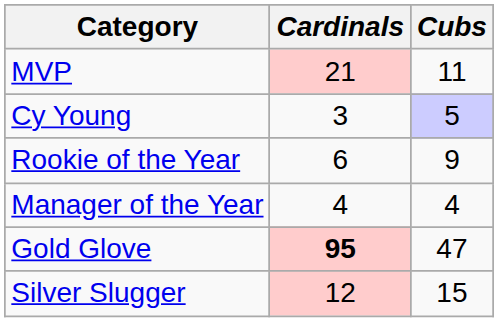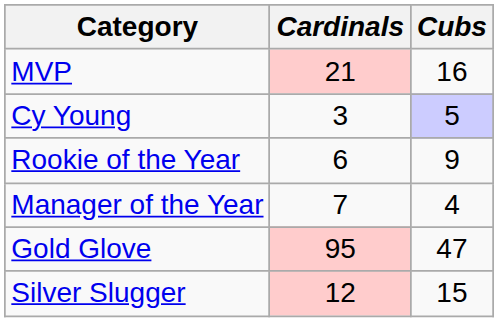(452, 71) 11 -> (452, 71) 16
(340, 204) 4 -> (340, 204) 7
(340, 248) bold -> (340, 248) normal
